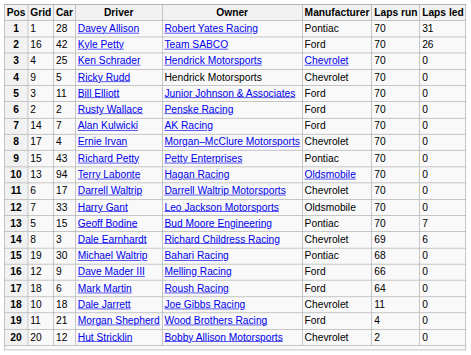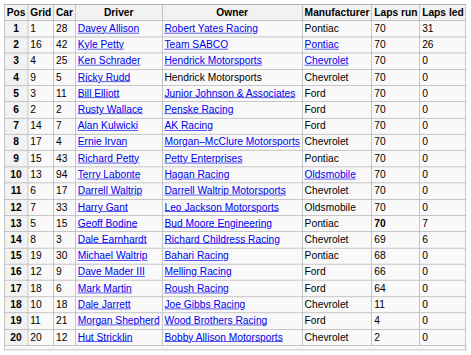(315, 45) Ford -> (322, 45) Pontiac
(380, 223) normal -> (380, 223) bold
